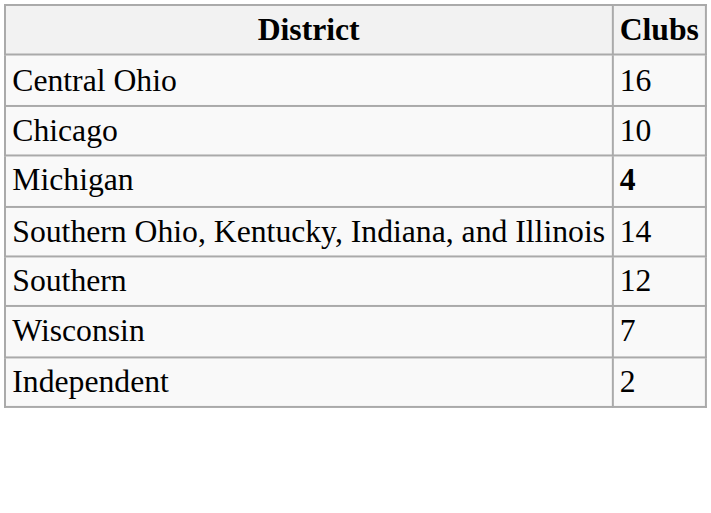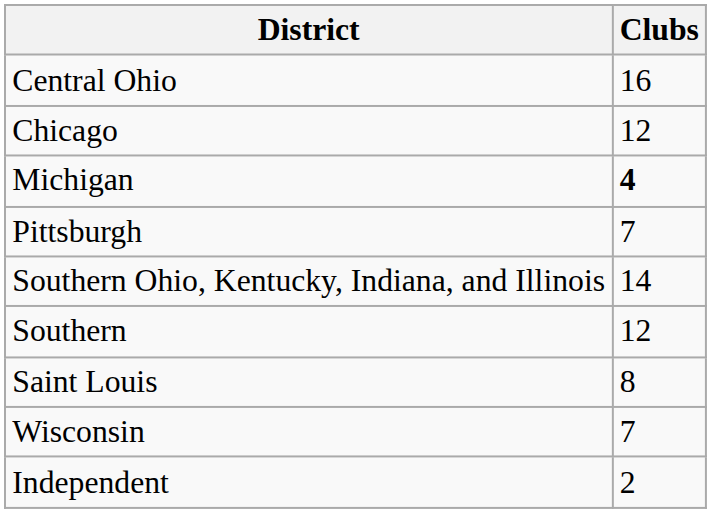(635, 130) 10 -> (635, 130) 12
+ row: (77, 230)
+ row: (85, 381)
